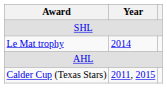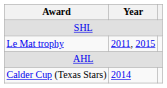(121, 43) 2014 -> (133, 43) 2011, 2015
(133, 75) 2011, 2015 -> (121, 75) 2014
